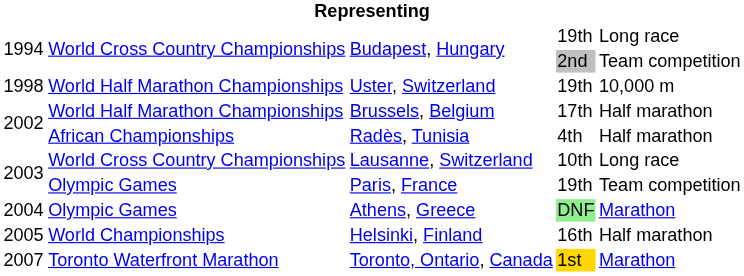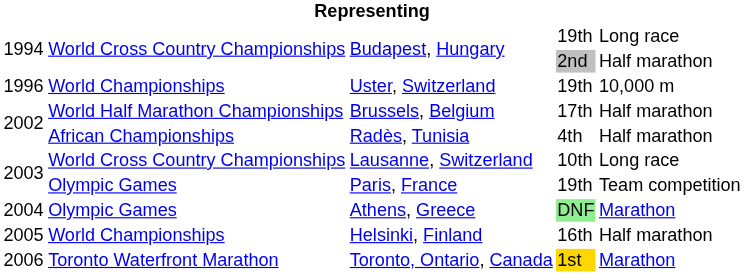(670, 61) Team competition -> (656, 61) Half marathon
(24, 86) 1998 -> (24, 86) 1996
(196, 86) World Half Marathon Championships -> (136, 86) World Championships
(24, 260) 2007 -> (24, 260) 2006
